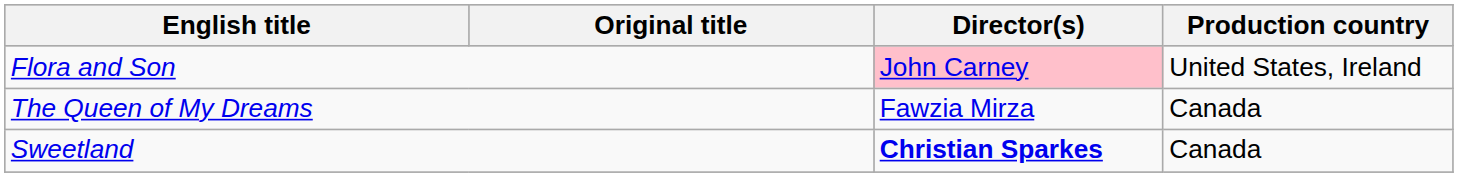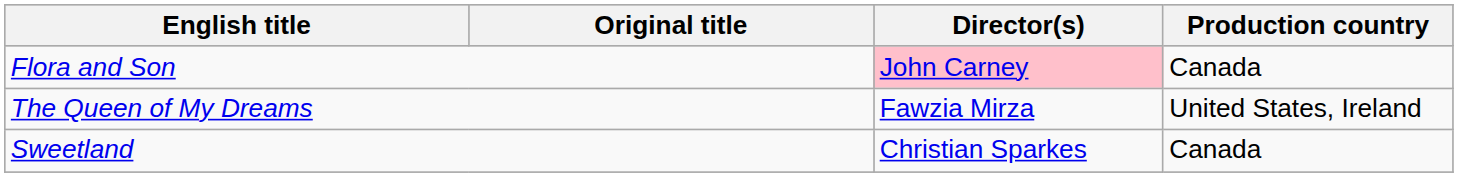(1296, 66) United States, Ireland -> (1215, 66) Canada
(1215, 108) Canada -> (1296, 108) United States, Ireland
(991, 150) bold -> (983, 150) normal
